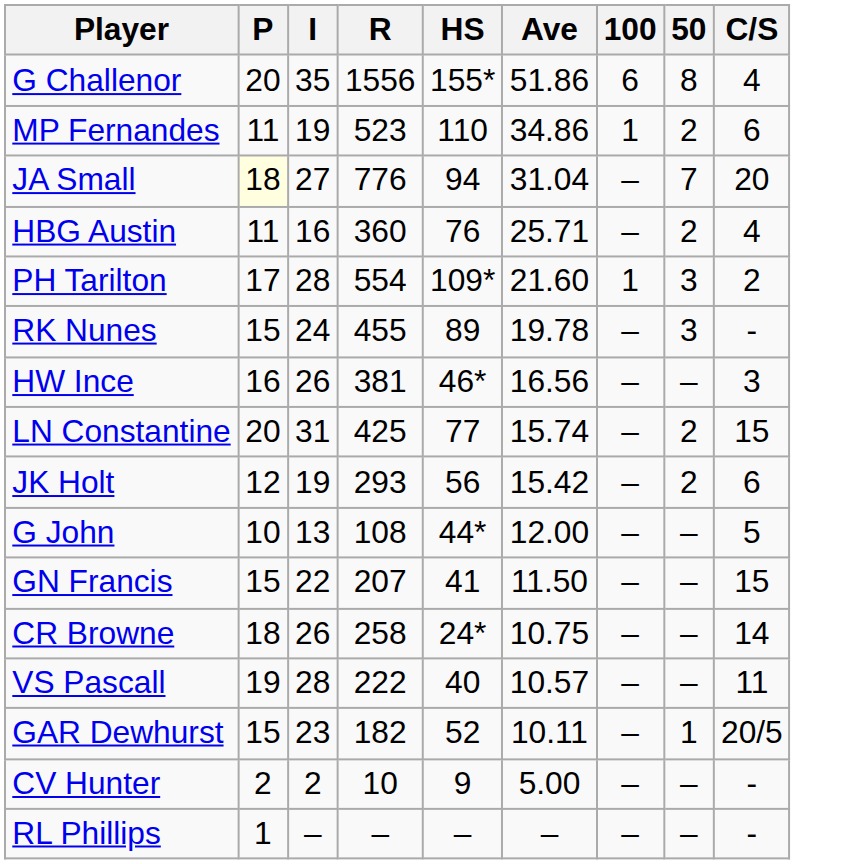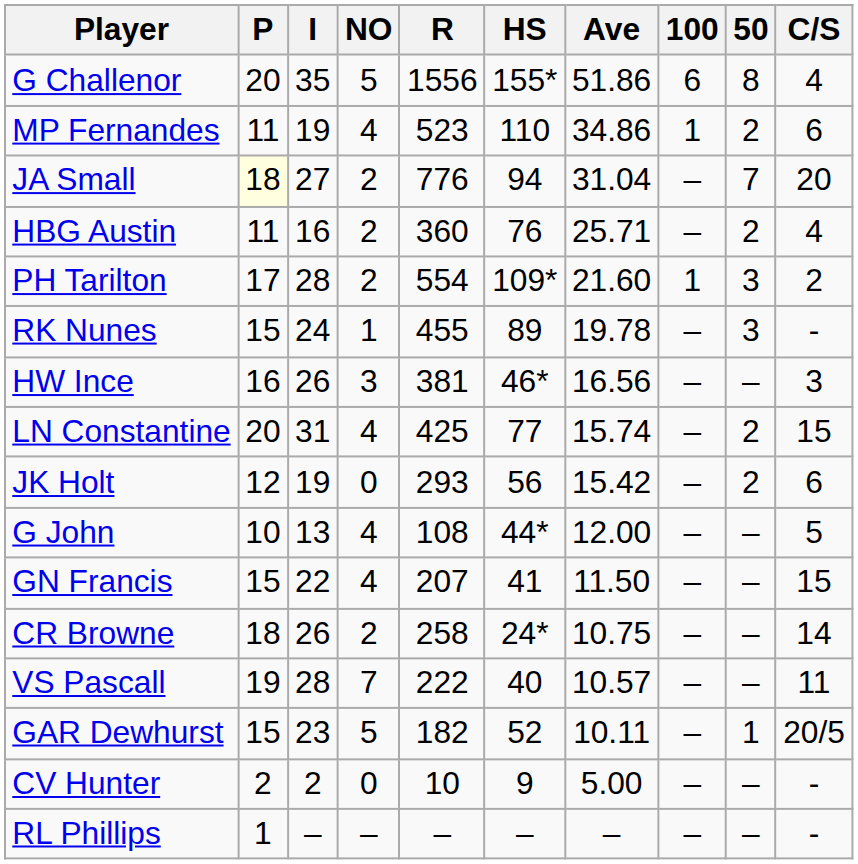+ column: (369, 29)
